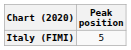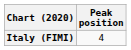(101, 38) 5 -> (101, 38) 4
